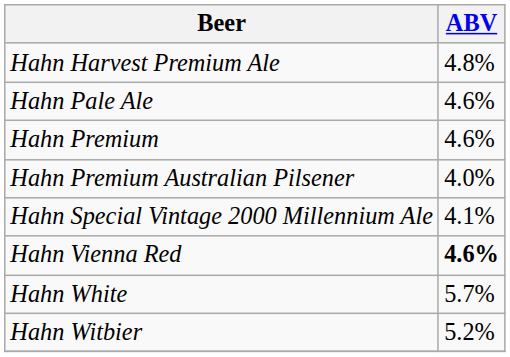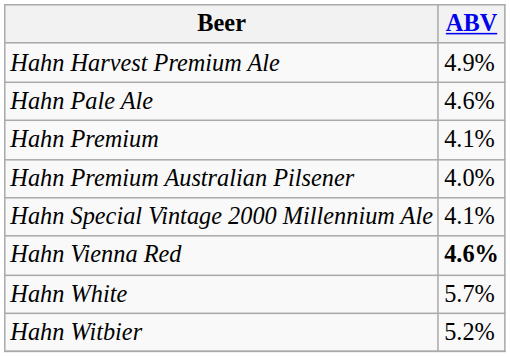(470, 62) 4.8% -> (470, 62) 4.9%
(470, 139) 4.6% -> (470, 139) 4.1%
